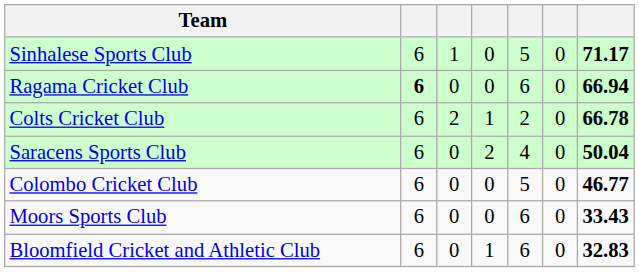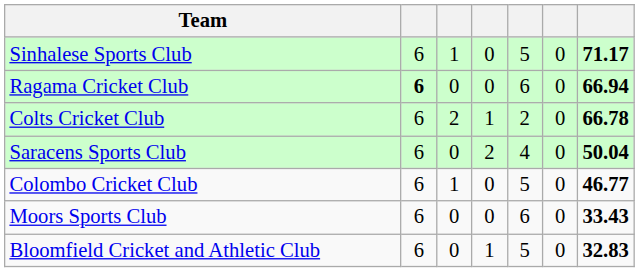(454, 184) 0 -> (454, 184) 1
(525, 250) 6 -> (525, 250) 5
